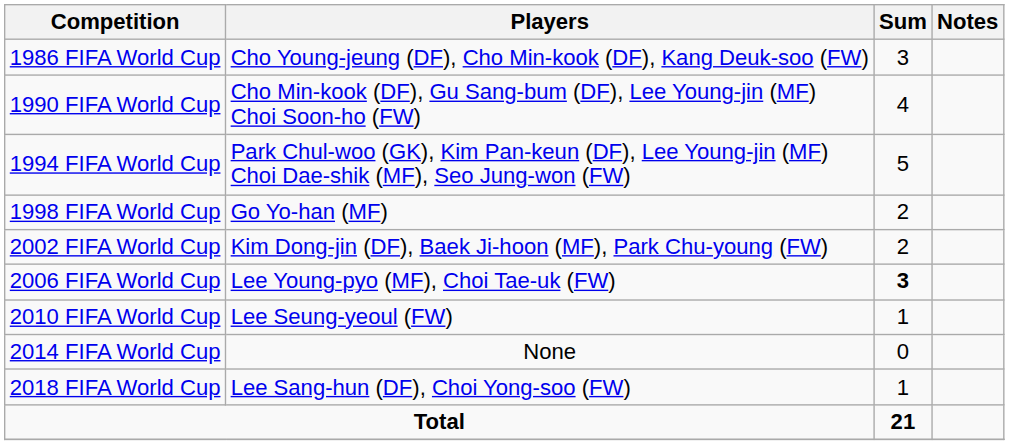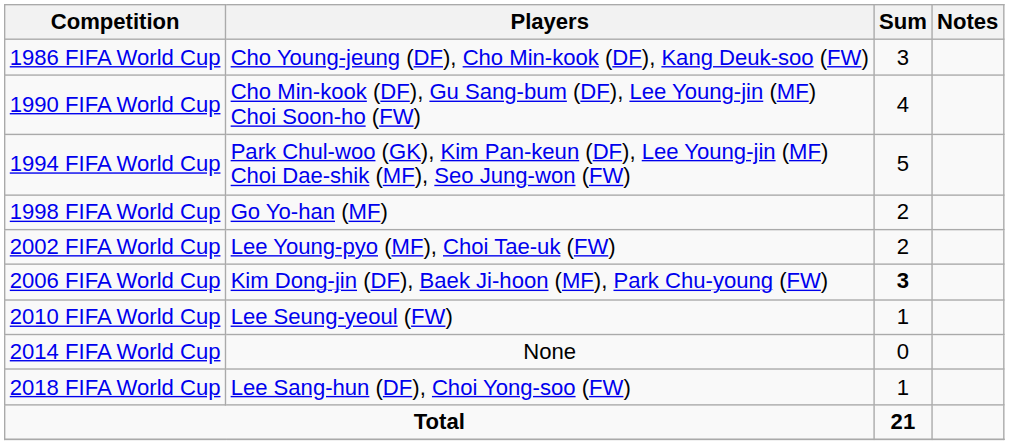(529, 246) Kim Dong-jin (DF), Baek Ji-hoon (MF), Park Chu-young (FW) -> (423, 246) Lee Young-pyo (MF), Choi Tae-uk (FW)
(423, 281) Lee Young-pyo (MF), Choi Tae-uk (FW) -> (529, 281) Kim Dong-jin (DF), Baek Ji-hoon (MF), Park Chu-young (FW)
